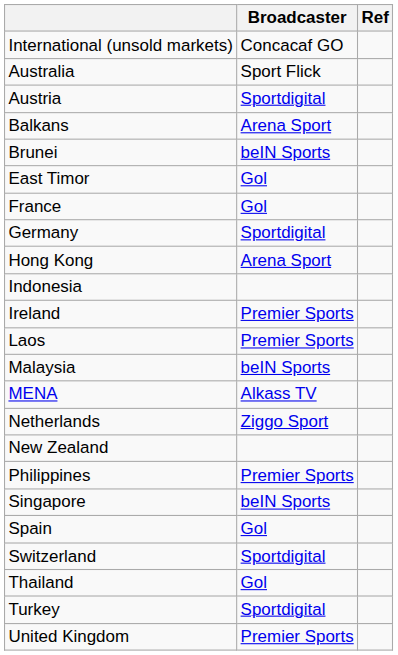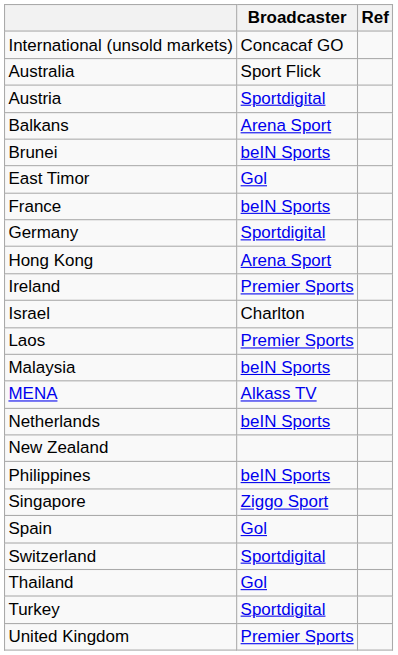(254, 206) Gol -> (285, 206) beIN Sports
- row: (45, 286)
+ row: (29, 313)
(284, 421) Ziggo Sport -> (285, 421) beIN Sports
(297, 475) Premier Sports -> (285, 475) beIN Sports
(285, 502) beIN Sports -> (284, 502) Ziggo Sport
